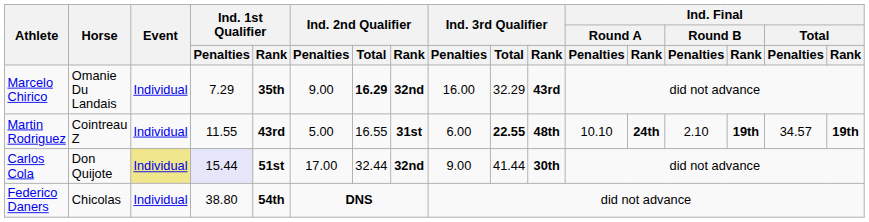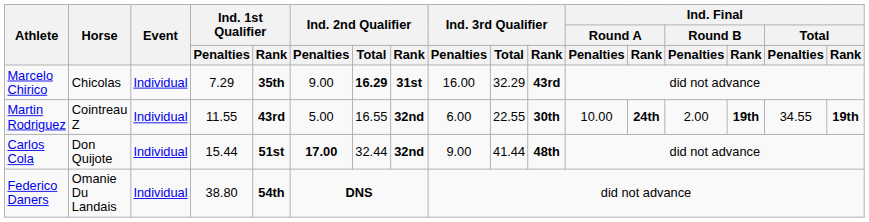(94, 90) Omanie Du Landais -> (96, 83) Chicolas
(409, 90) 32nd -> (409, 83) 31st
(409, 132) 31st -> (409, 117) 32nd
(509, 132) bold -> (509, 117) normal
(547, 132) 48th -> (547, 117) 30th
(597, 132) 10.10 -> (597, 117) 10.00
(696, 132) 2.10 -> (696, 117) 2.00
(796, 132) 34.57 -> (796, 117) 34.55
(160, 166) khaki background -> (160, 152) no background
(222, 166) lavender background -> (222, 152) no background
(321, 166) normal -> (321, 152) bold
(547, 166) 30th -> (547, 152) 48th
(96, 201) Chicolas -> (94, 193) Omanie Du Landais
